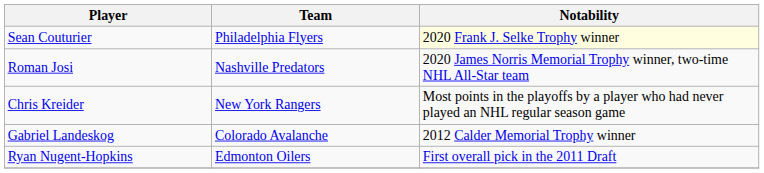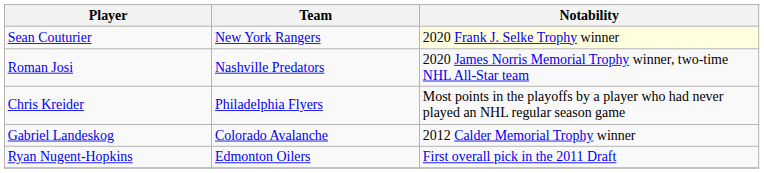(269, 37) Philadelphia Flyers -> (268, 37) New York Rangers
(268, 105) New York Rangers -> (269, 105) Philadelphia Flyers
